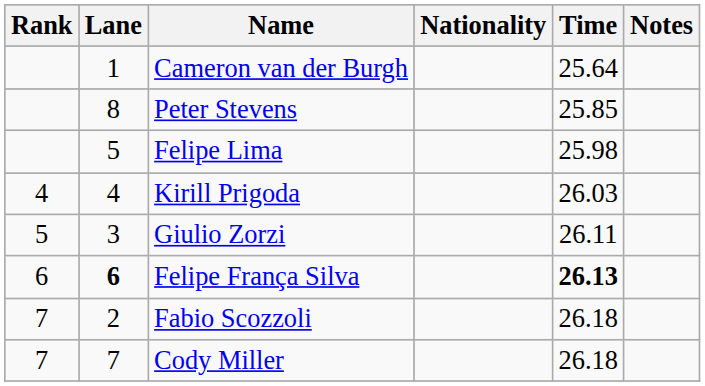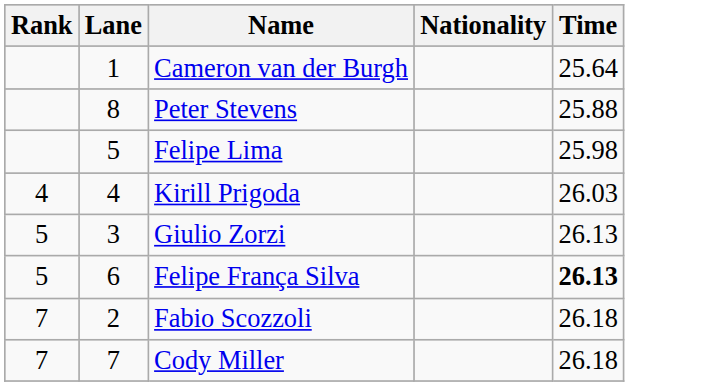- column: (662, 25)
(588, 109) 25.85 -> (588, 109) 25.88
(588, 234) 26.11 -> (588, 234) 26.13
(42, 276) 6 -> (42, 276) 5
(113, 276) bold -> (113, 276) normal
